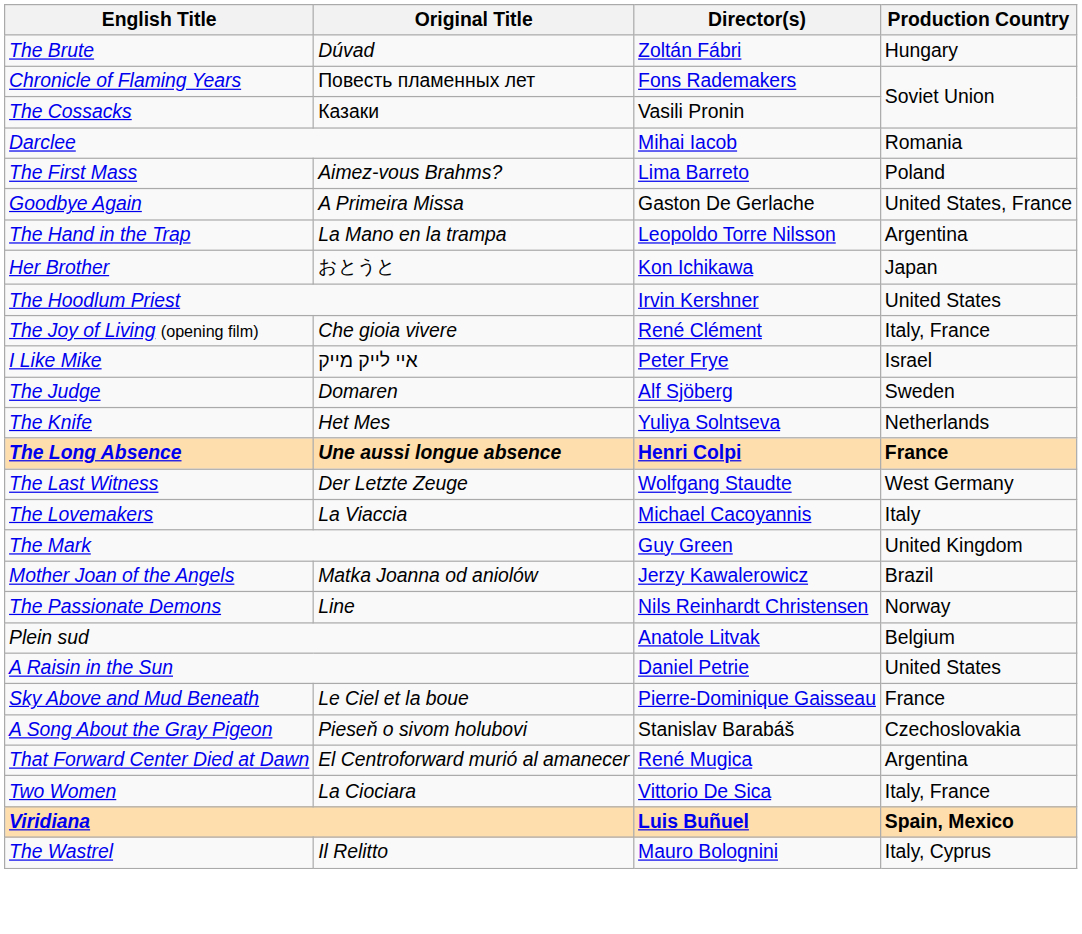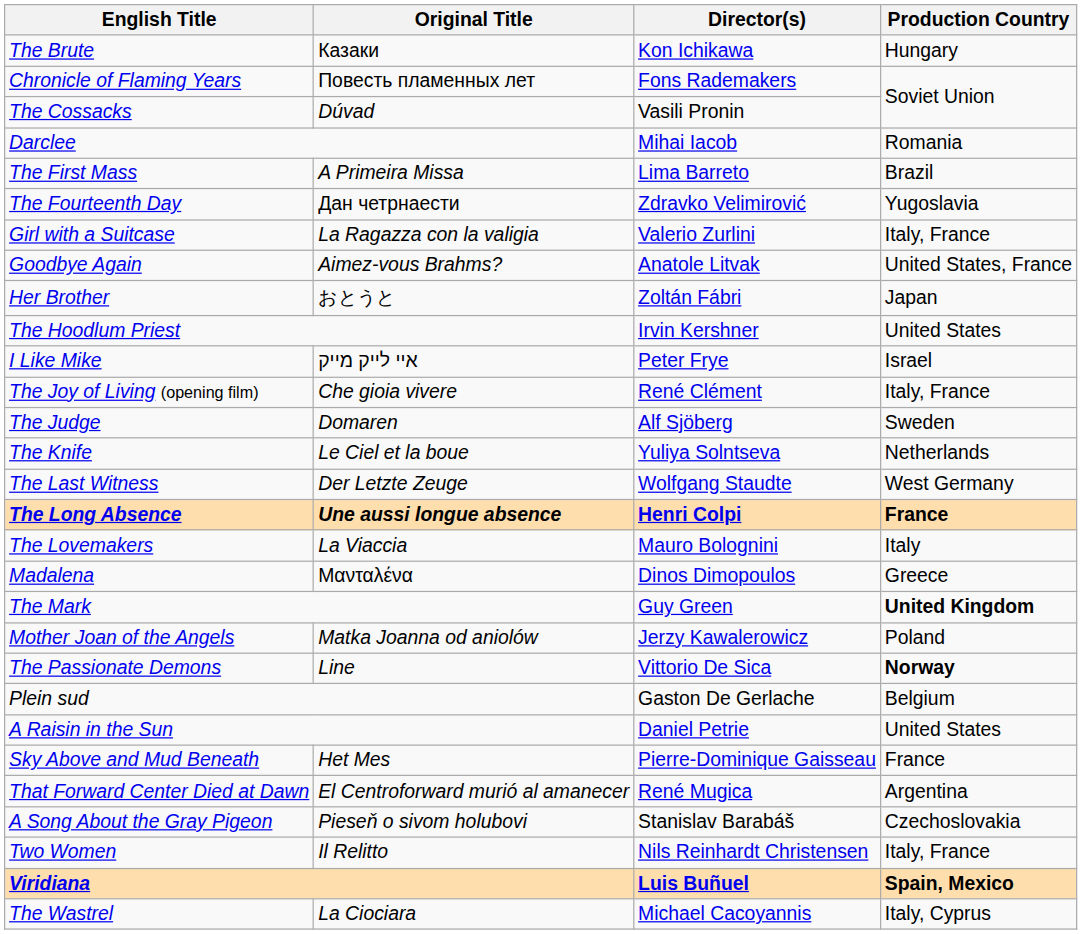(346, 50) Dúvad -> (349, 50) Казаки
(690, 50) Zoltán Fábri -> (696, 50) Kon Ichikawa
(349, 111) Казаки -> (346, 111) Dúvad
(410, 173) Aimez-vous Brahms? -> (391, 173) A Primeira Missa
(915, 173) Poland -> (909, 173) Brazil
+ row: (95, 204)
+ row: (92, 234)
(391, 204) A Primeira Missa -> (410, 265) Aimez-vous Brahms?
(726, 204) Gaston De Gerlache -> (699, 265) Anatole Litvak
- row: (100, 234)
(696, 267) Kon Ichikawa -> (690, 298) Zoltán Fábri
rows swapped: (55, 361) <-> (134, 330)
(354, 422) Het Mes -> (394, 453) Le Ciel et la boue
rows swapped: (84, 484) <-> (95, 453)
(725, 514) Michael Cacoyannis -> (708, 545) Mauro Bolognini
+ row: (52, 576)
(954, 545) normal -> (960, 606) bold
(909, 576) Brazil -> (915, 637) Poland
(753, 606) Nils Reinhardt Christensen -> (705, 668) Vittorio De Sica
(918, 606) normal -> (920, 668) bold
(699, 637) Anatole Litvak -> (726, 698) Gaston De Gerlache
(394, 698) Le Ciel et la boue -> (354, 760) Het Mes
rows swapped: (141, 729) <-> (159, 760)
(367, 791) La Ciociara -> (353, 852) Il Relitto
(705, 791) Vittorio De Sica -> (753, 852) Nils Reinhardt Christensen
(353, 852) Il Relitto -> (367, 913) La Ciociara
(708, 852) Mauro Bolognini -> (725, 913) Michael Cacoyannis
